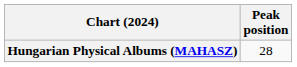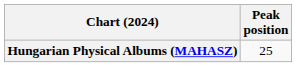(266, 51) 28 -> (266, 51) 25
